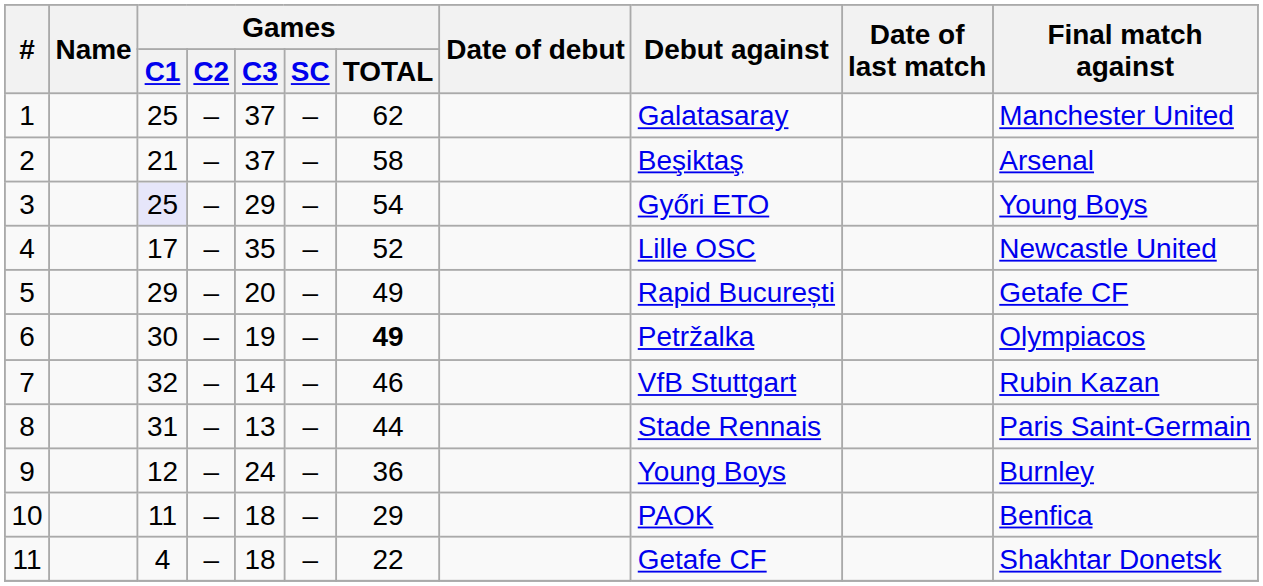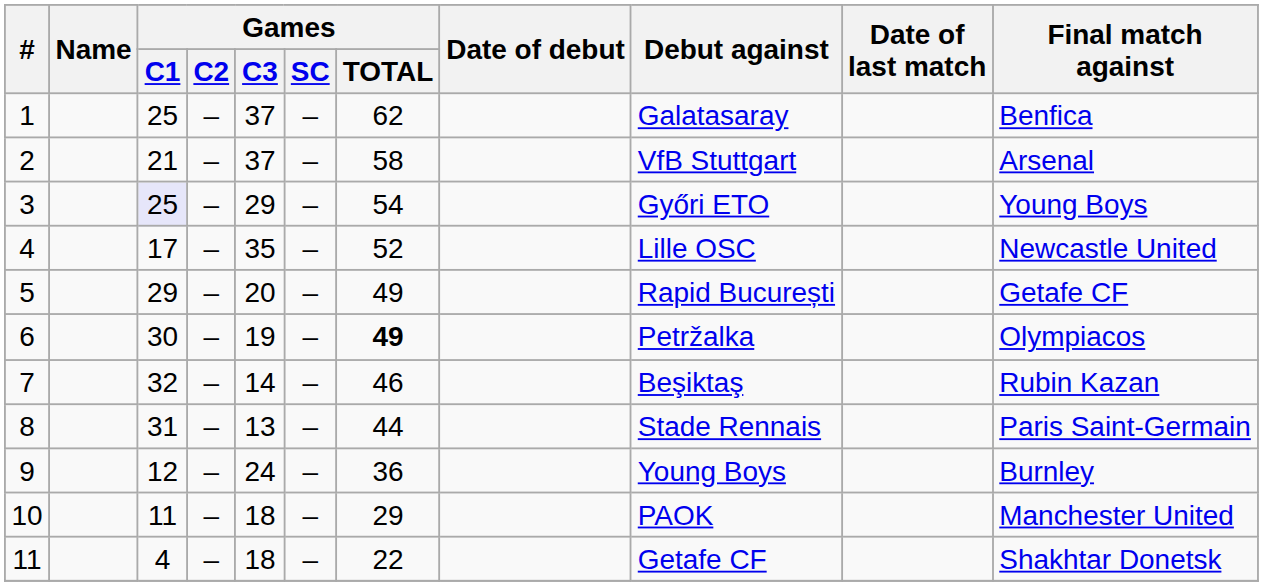(1117, 116) Manchester United -> (1046, 116) Benfica
(691, 160) Beşiktaş -> (717, 160) VfB Stuttgart
(717, 381) VfB Stuttgart -> (691, 381) Beşiktaş
(1046, 514) Benfica -> (1117, 514) Manchester United
